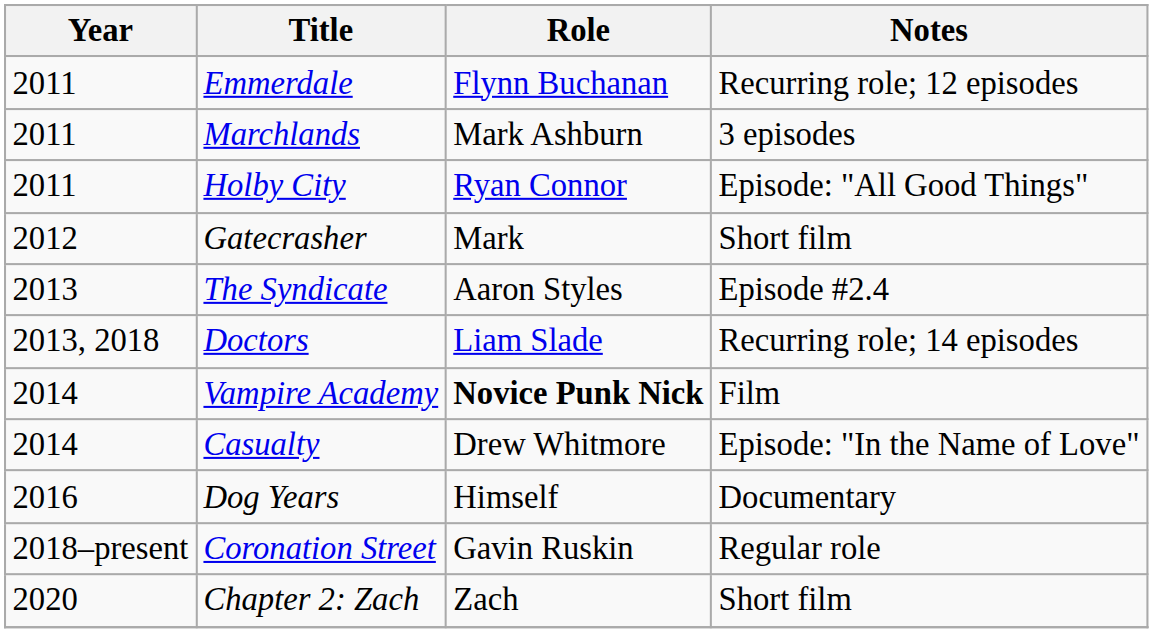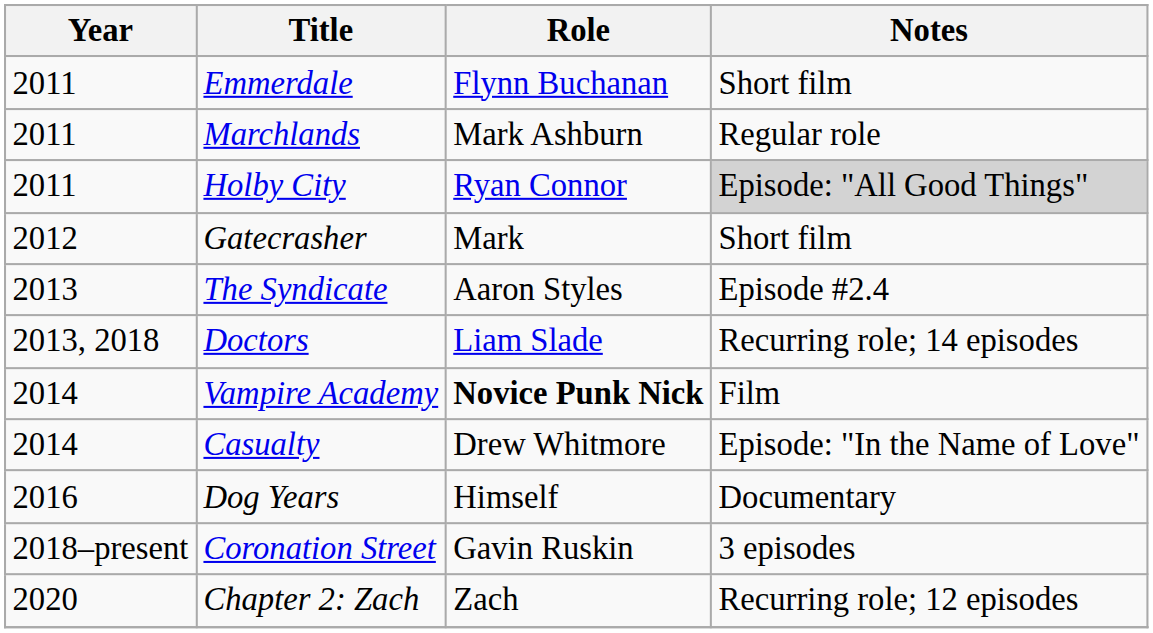(898, 82) Recurring role; 12 episodes -> (785, 82) Short film
(787, 133) 3 episodes -> (800, 133) Regular role
(903, 185) no background -> (903, 185) lightgrey background
(800, 548) Regular role -> (787, 548) 3 episodes
(785, 599) Short film -> (898, 599) Recurring role; 12 episodes
